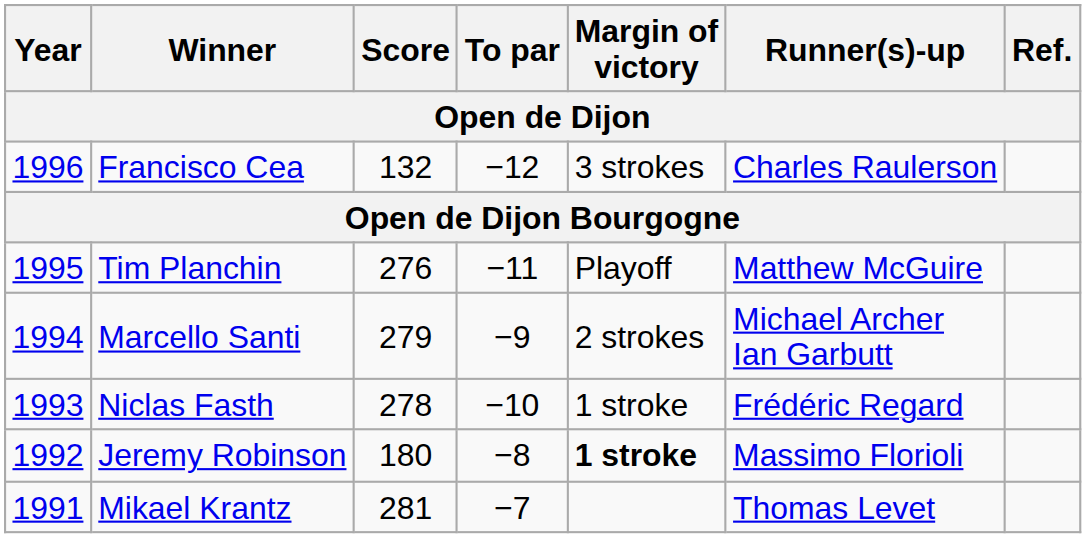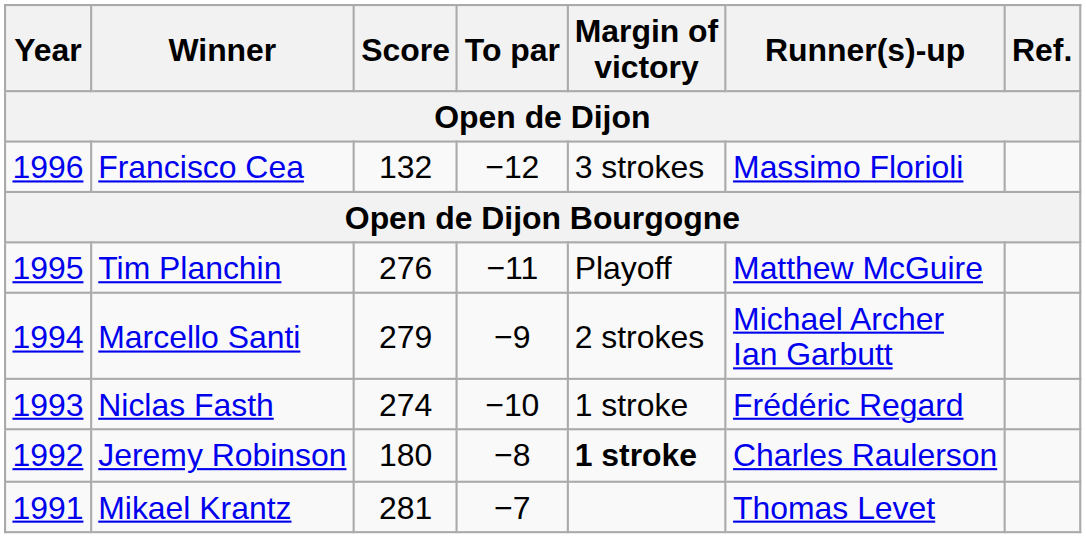(865, 167) Charles Raulerson -> (848, 167) Massimo Florioli
(406, 405) 278 -> (406, 405) 274
(848, 456) Massimo Florioli -> (865, 456) Charles Raulerson
